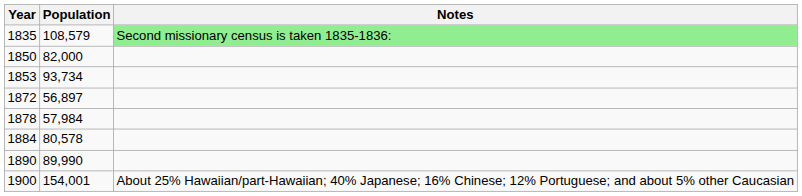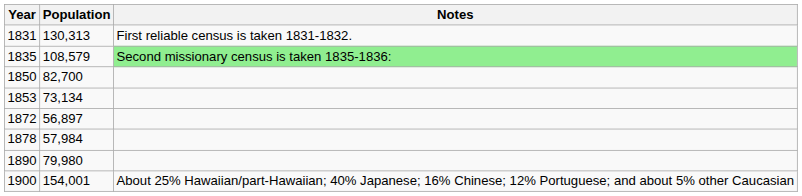+ row: (22, 35)
(63, 56) 82,000 -> (63, 77) 82,700
(63, 77) 93,734 -> (63, 98) 73,134
- row: (22, 139)
(63, 160) 89,990 -> (63, 160) 79,980
